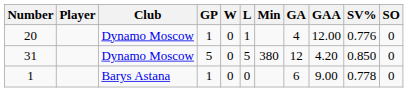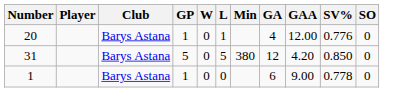(148, 35) Dynamo Moscow -> (136, 35) Barys Astana
(148, 55) Dynamo Moscow -> (136, 55) Barys Astana
